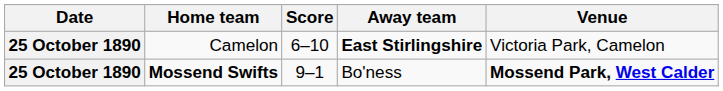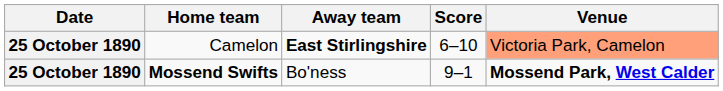columns swapped: (310, 18) <-> (412, 18)
(577, 45) no background -> (577, 45) lightsalmon background
